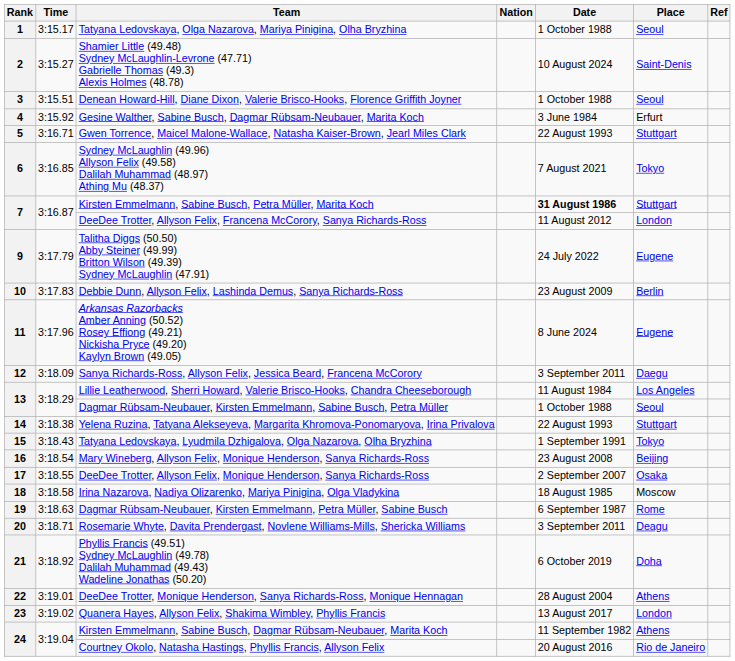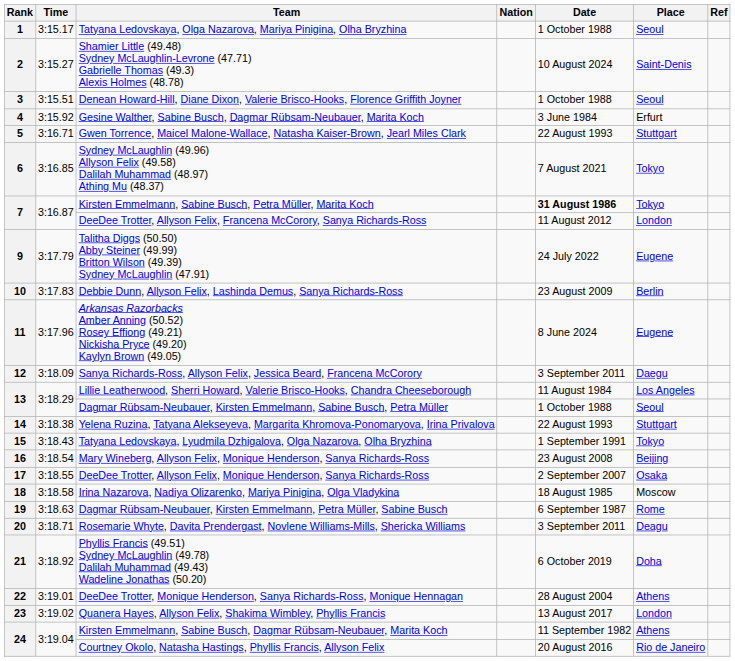(656, 204) Stuttgart -> (650, 204) Tokyo
